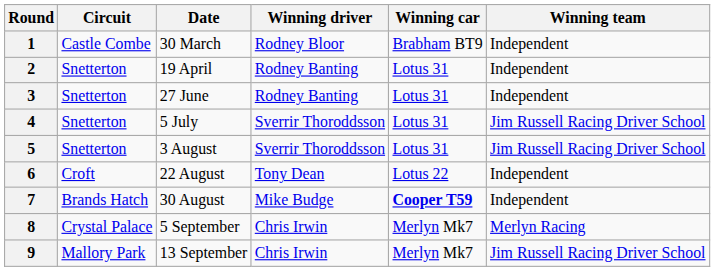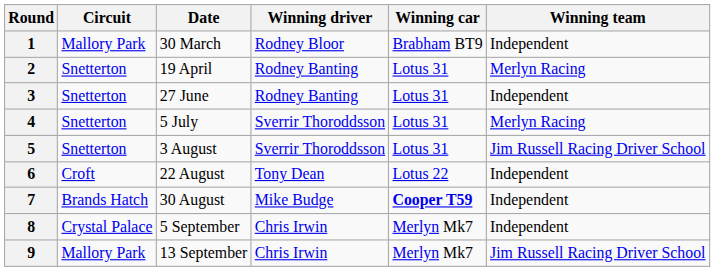(106, 44) Castle Combe -> (103, 44) Mallory Park
(529, 70) Independent -> (538, 70) Merlyn Racing
(598, 122) Jim Russell Racing Driver School -> (538, 122) Merlyn Racing
(538, 226) Merlyn Racing -> (529, 226) Independent
